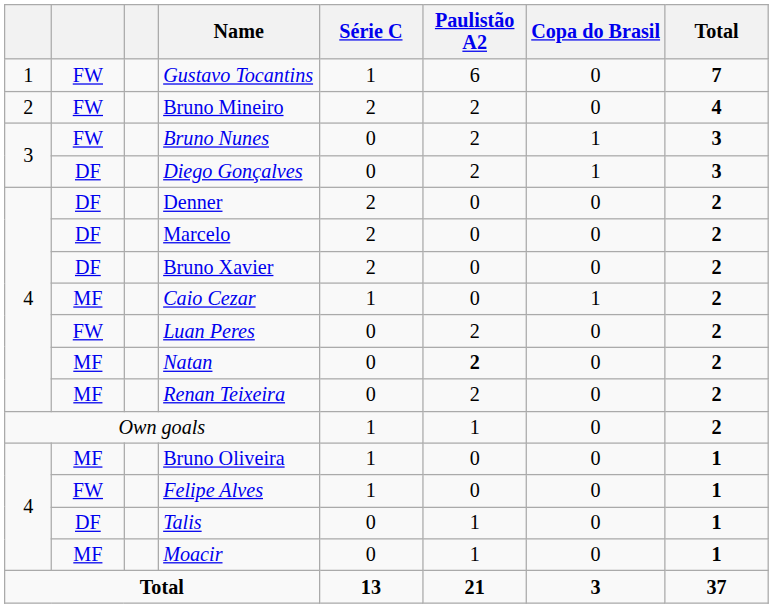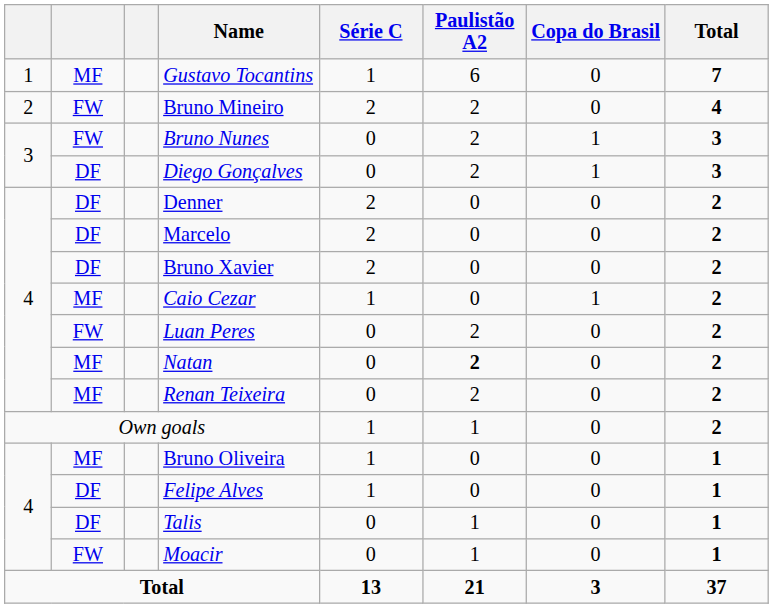(88, 75) FW -> (88, 75) MF
(88, 490) FW -> (88, 490) DF
(88, 554) MF -> (88, 554) FW
